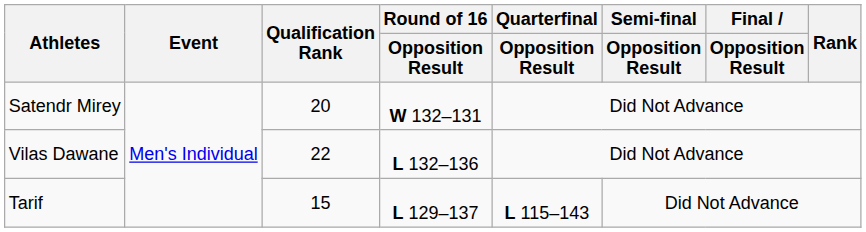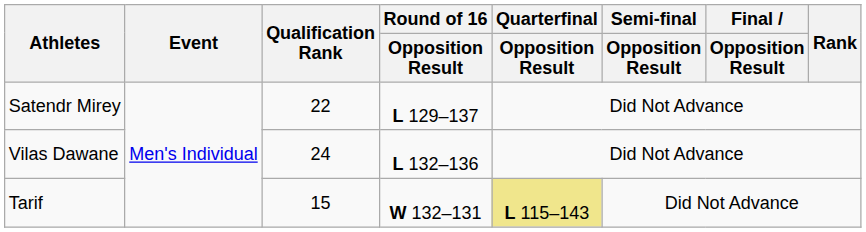(321, 106) 20 -> (321, 106) 22
(435, 116) W 132–131 -> (435, 116) L 129–137
(321, 155) 22 -> (321, 155) 24
(435, 213) L 129–137 -> (435, 213) W 132–131
(547, 213) no background -> (547, 213) khaki background
